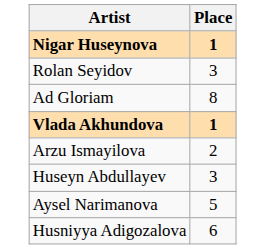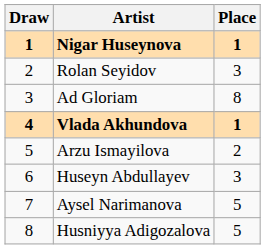+ column: (29, 17)
(213, 230) 6 -> (237, 230) 5
